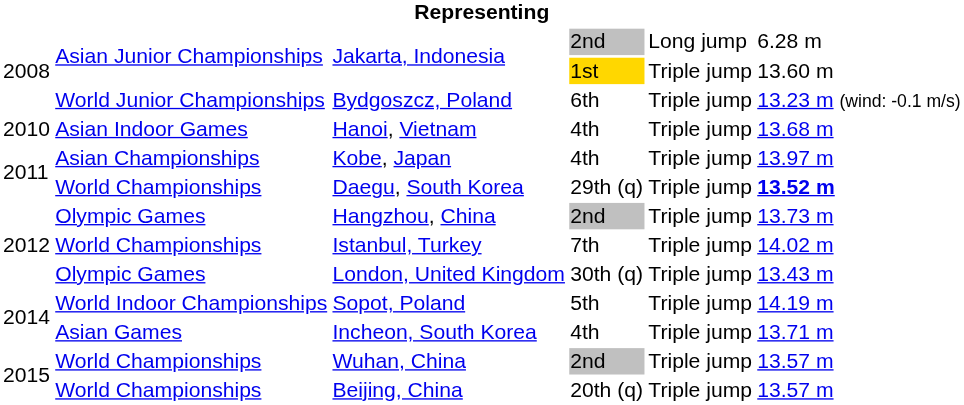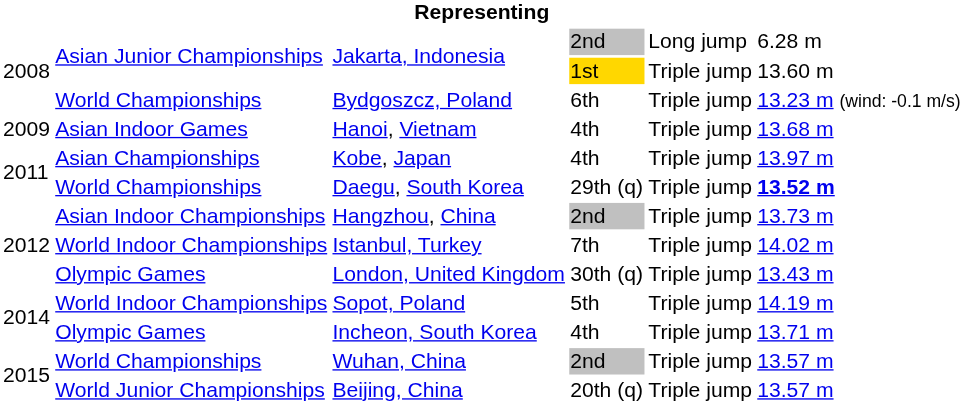(190, 99) World Junior Championships -> (158, 99) World Championships
(26, 128) 2010 -> (26, 128) 2009
(130, 215) Olympic Games -> (190, 215) Asian Indoor Championships
(158, 245) World Championships -> (191, 245) World Indoor Championships
(119, 332) Asian Games -> (130, 332) Olympic Games
(158, 390) World Championships -> (190, 390) World Junior Championships
